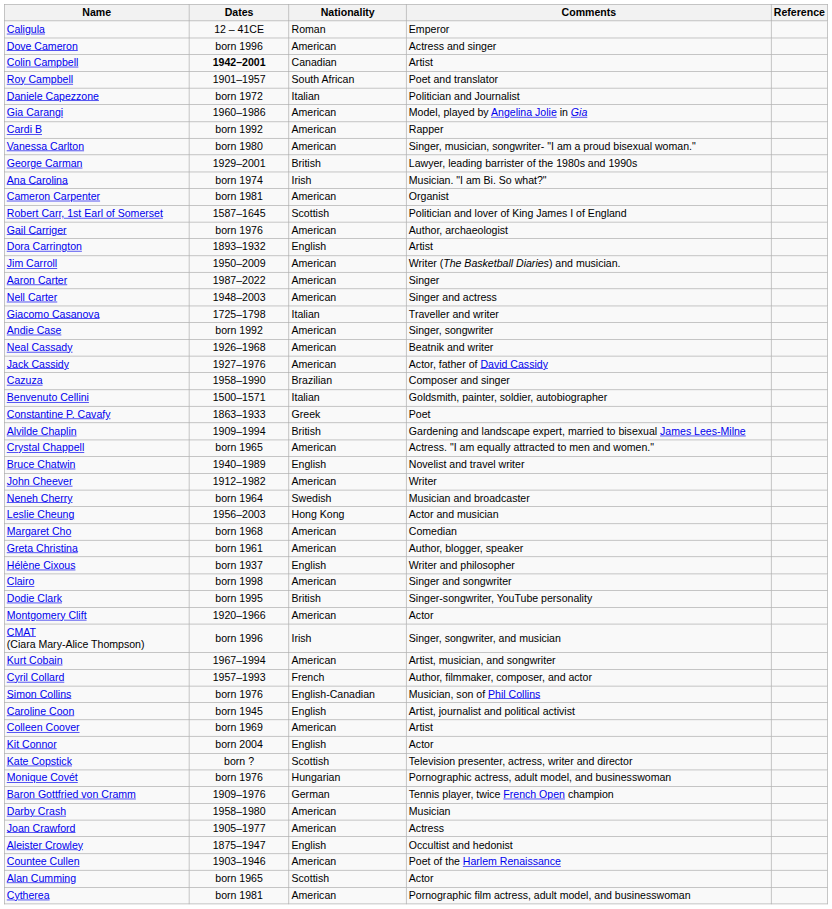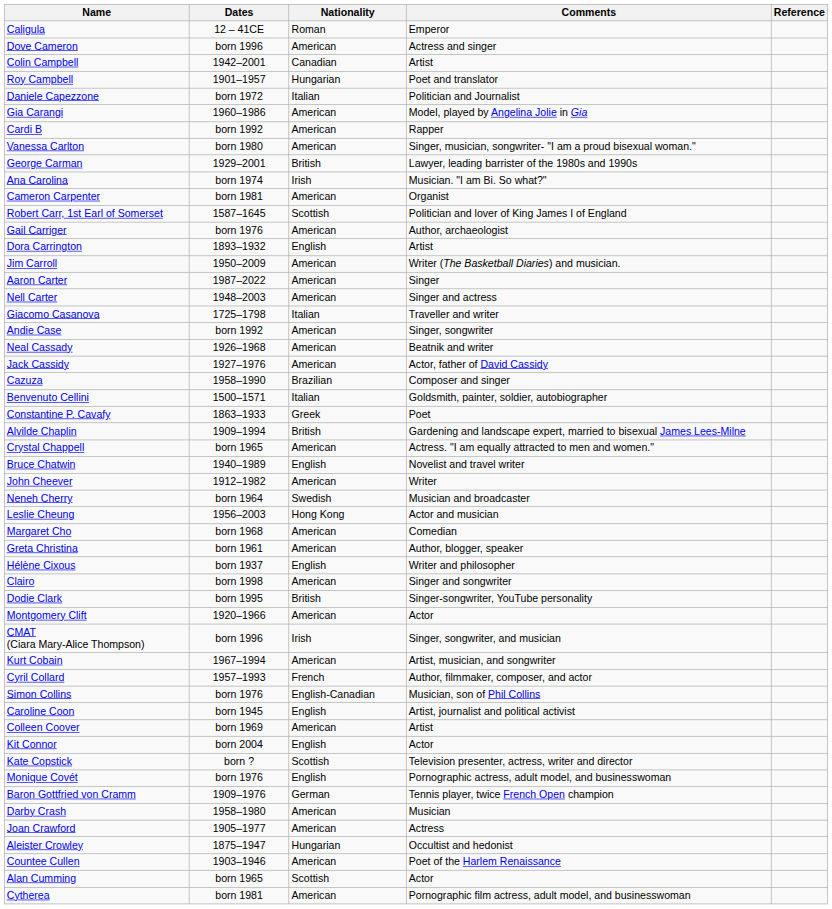(239, 63) bold -> (239, 63) normal
(323, 79) South African -> (316, 79) Hungarian
(316, 778) Hungarian -> (309, 778) English
(309, 845) English -> (316, 845) Hungarian
